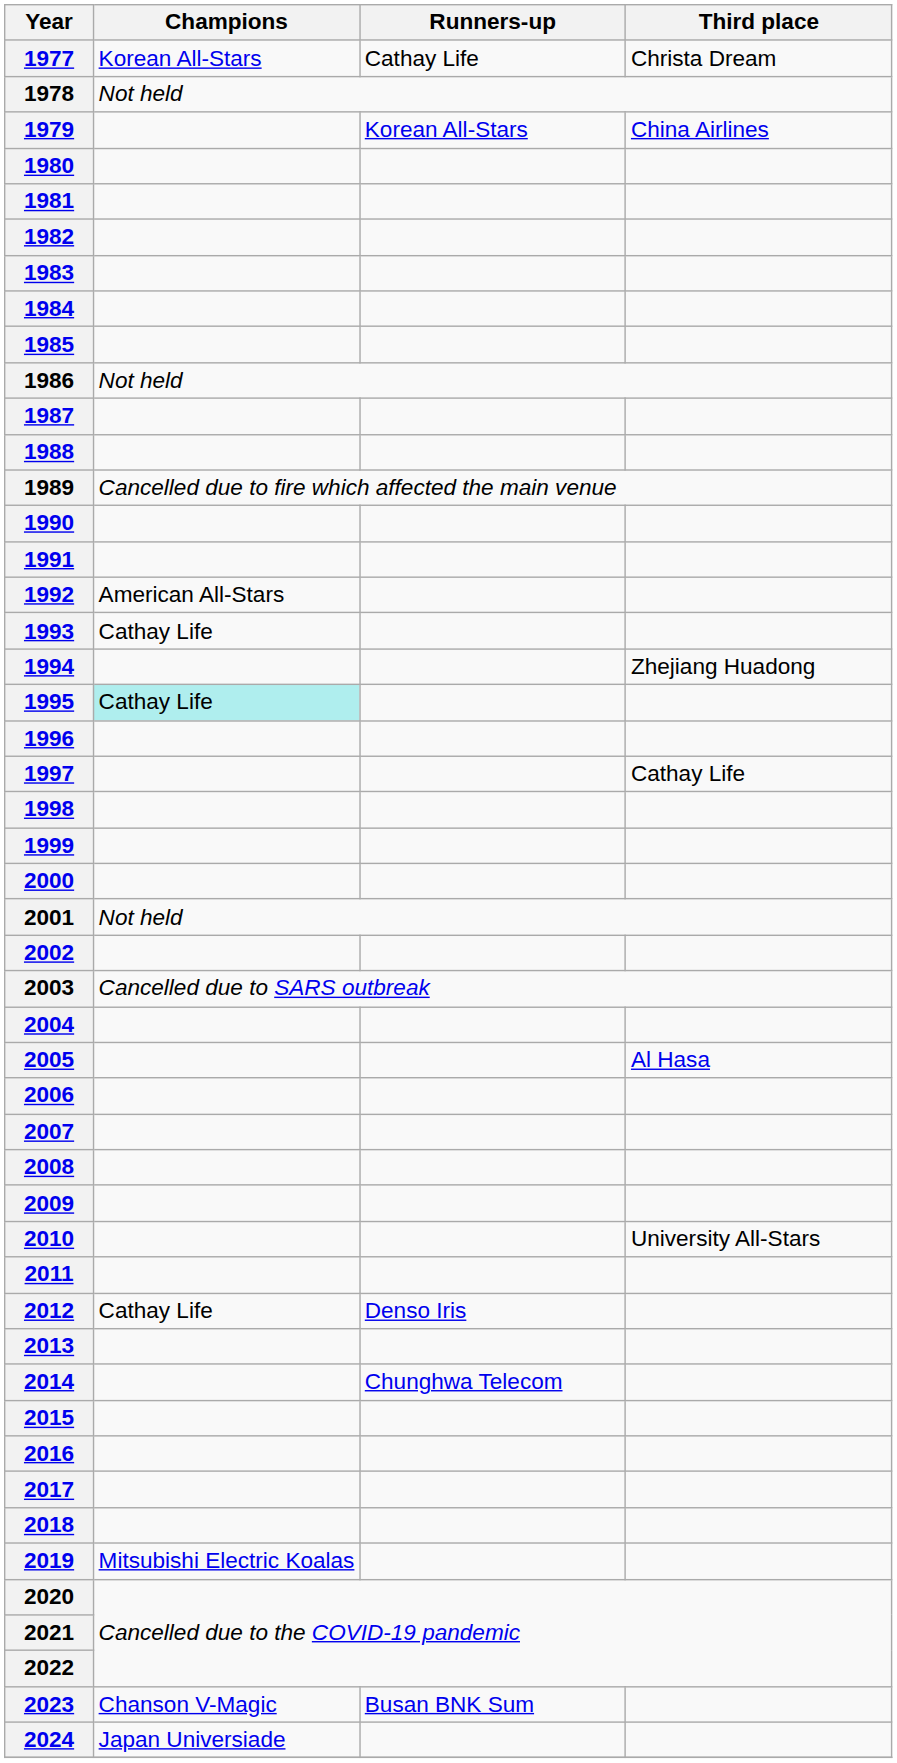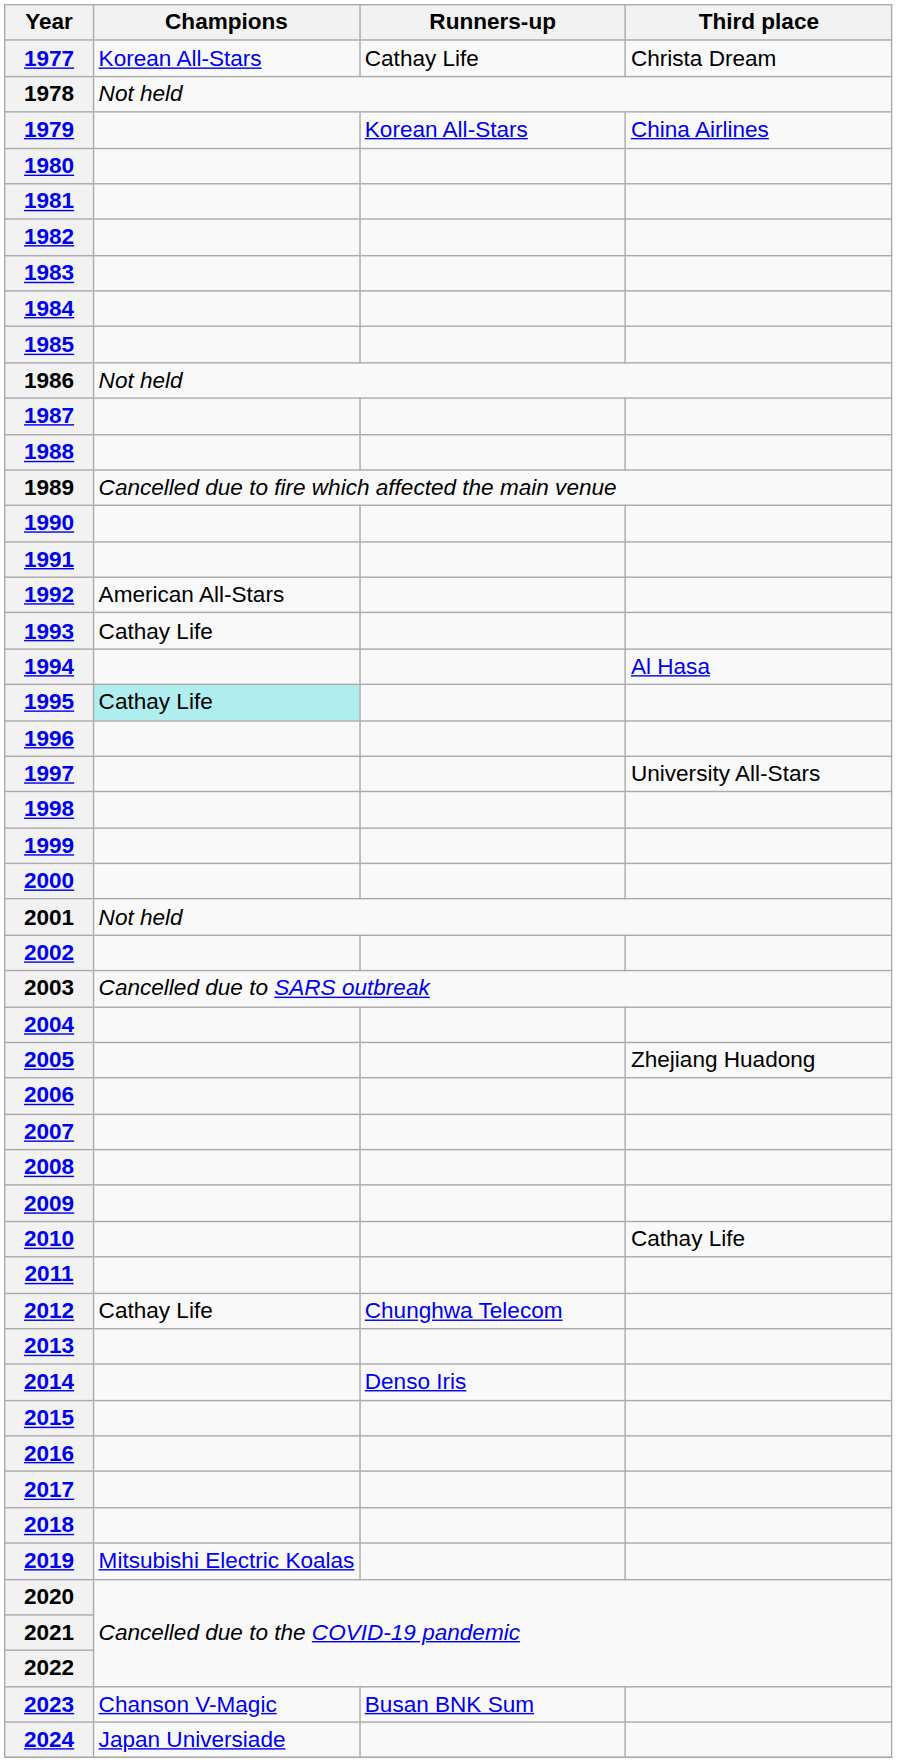(723, 666) Zhejiang Huadong -> (670, 666) Al Hasa
(688, 773) Cathay Life -> (726, 773) University All-Stars
(670, 1059) Al Hasa -> (723, 1059) Zhejiang Huadong
(726, 1238) University All-Stars -> (688, 1238) Cathay Life
(416, 1310) Denso Iris -> (464, 1310) Chunghwa Telecom
(464, 1381) Chunghwa Telecom -> (416, 1381) Denso Iris
